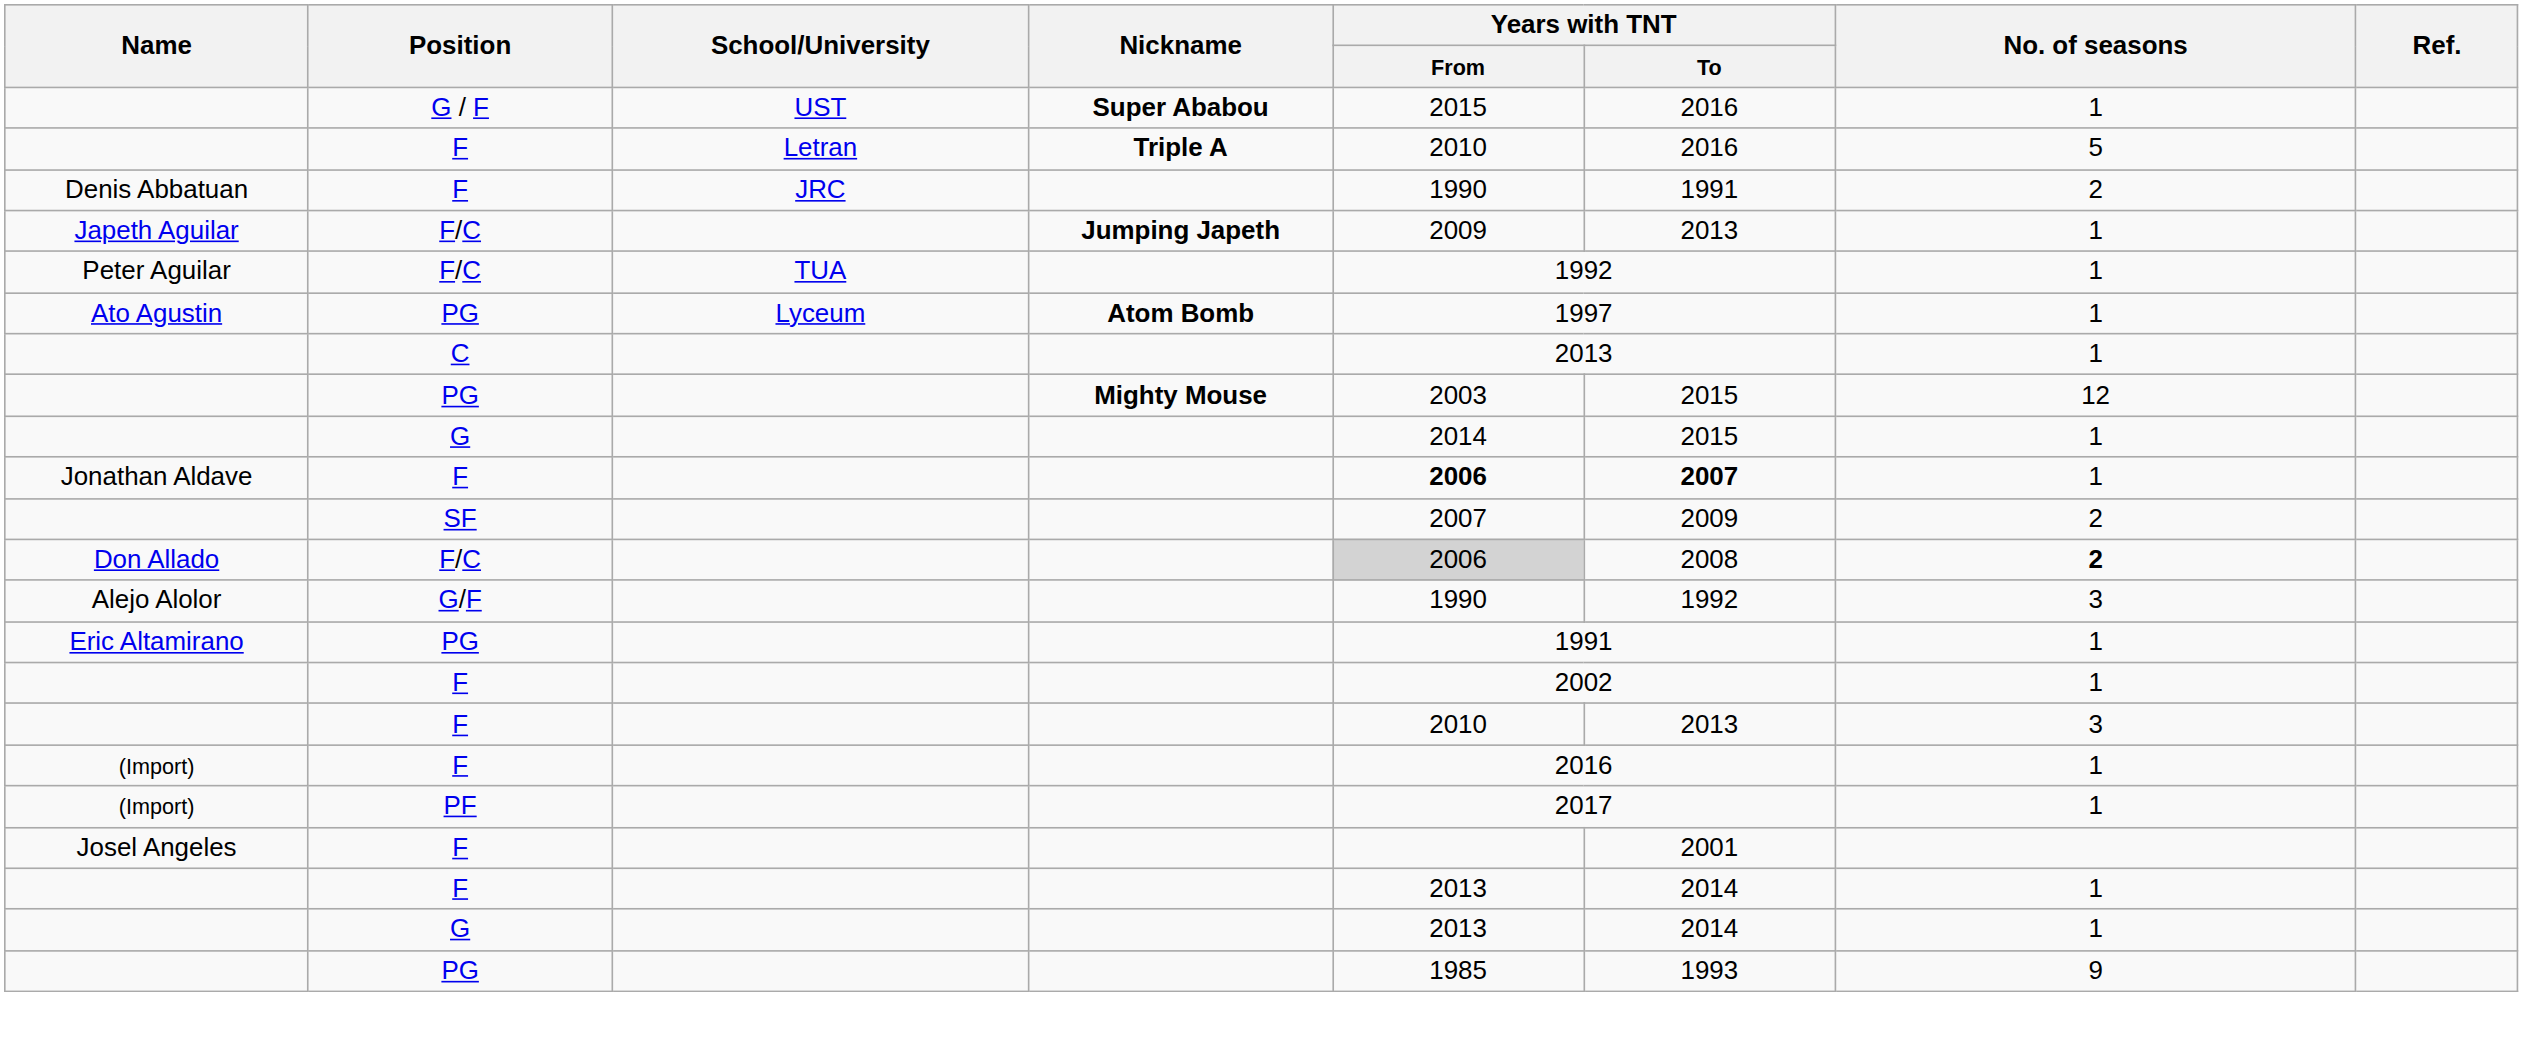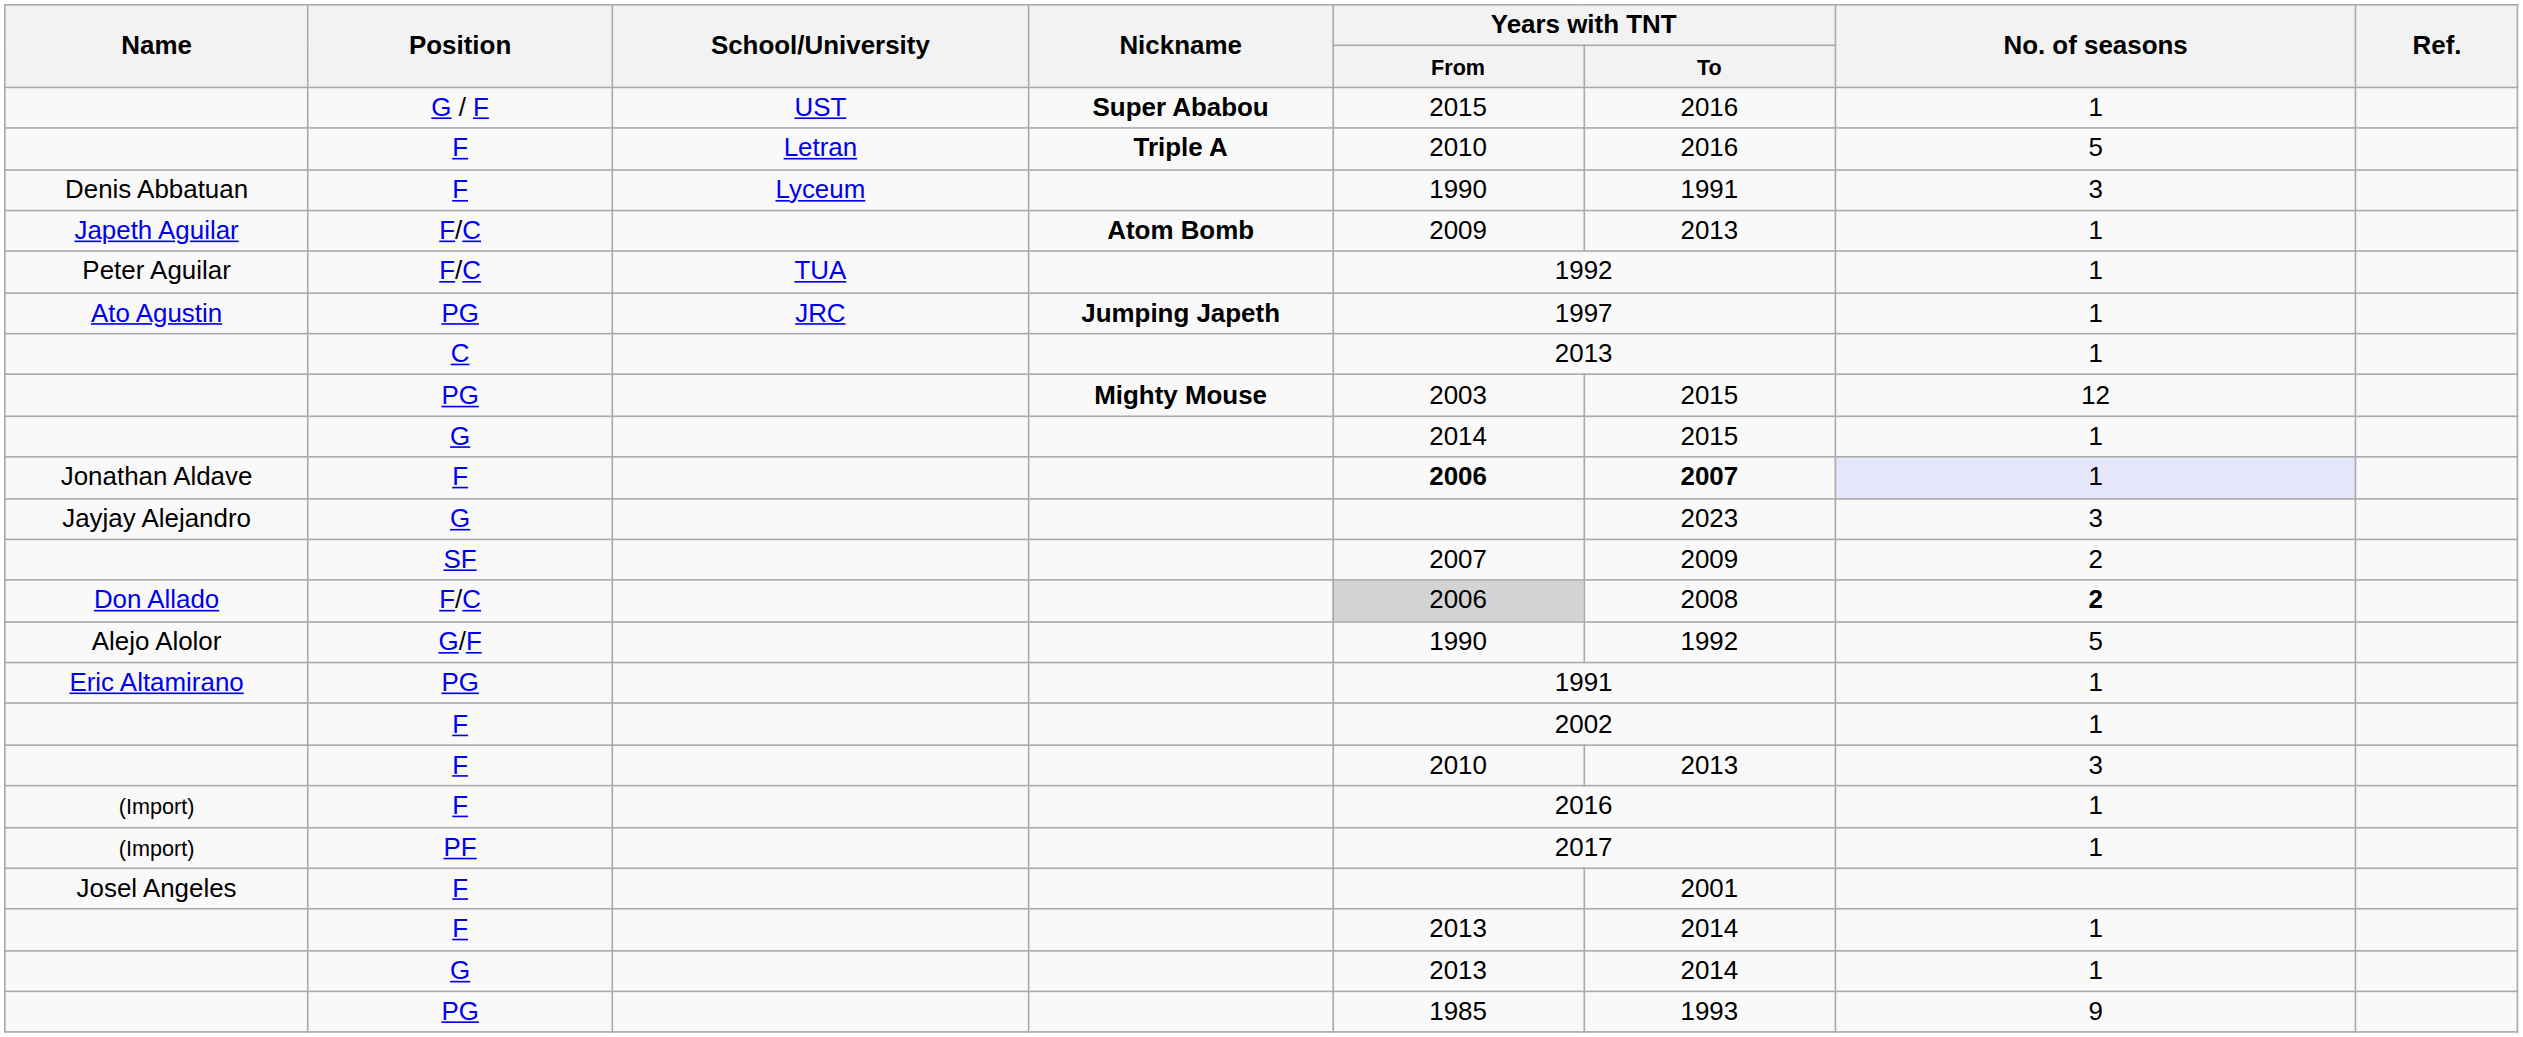(820, 189) JRC -> (820, 189) Lyceum
(2096, 189) 2 -> (2096, 189) 3
(1181, 230) Jumping Japeth -> (1181, 230) Atom Bomb
(820, 312) Lyceum -> (820, 312) JRC
(1181, 312) Atom Bomb -> (1181, 312) Jumping Japeth
(2096, 477) no background -> (2096, 477) lavender background
+ row: (157, 518)
(2096, 600) 3 -> (2096, 641) 5
